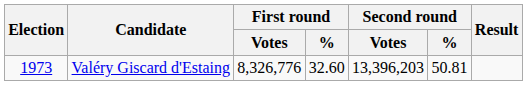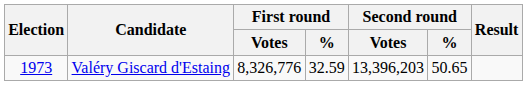(327, 67) 32.60 -> (327, 67) 32.59
(449, 67) 50.81 -> (449, 67) 50.65
